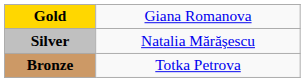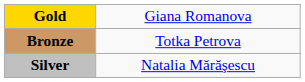rows swapped: (50, 41) <-> (50, 65)
